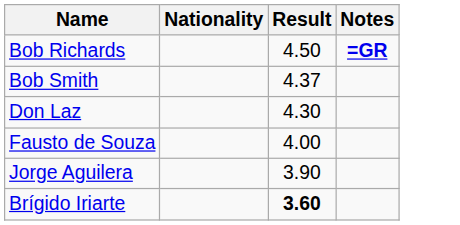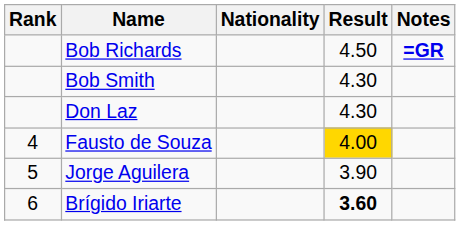+ column: (33, 19)
(302, 81) 4.37 -> (358, 81) 4.30
(302, 142) no background -> (358, 142) gold background
